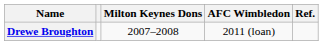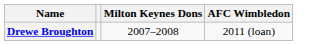- column: (305, 13)
